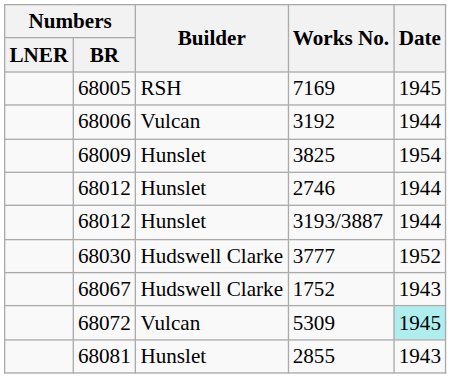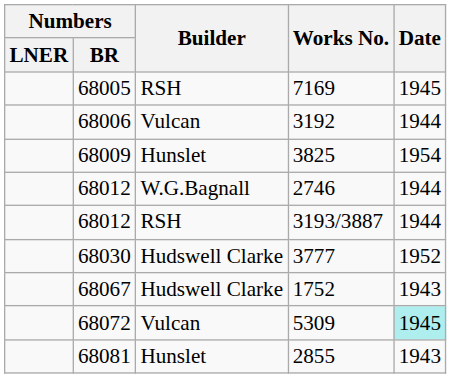(173, 188) Hunslet -> (195, 188) W.G.Bagnall
(173, 222) Hunslet -> (161, 222) RSH
